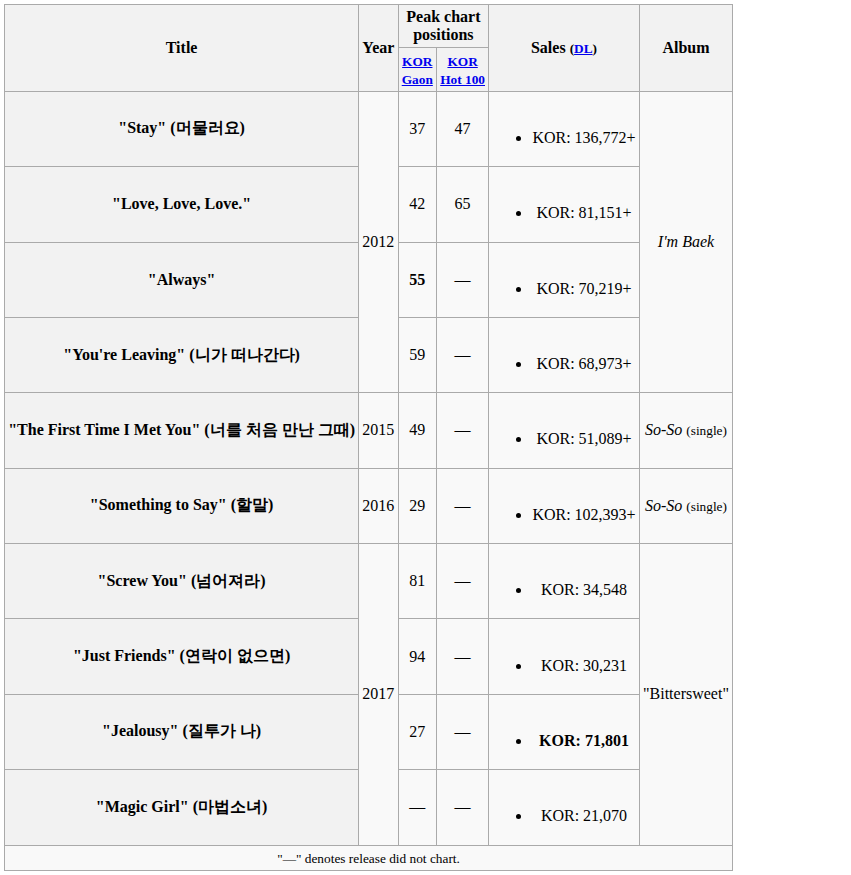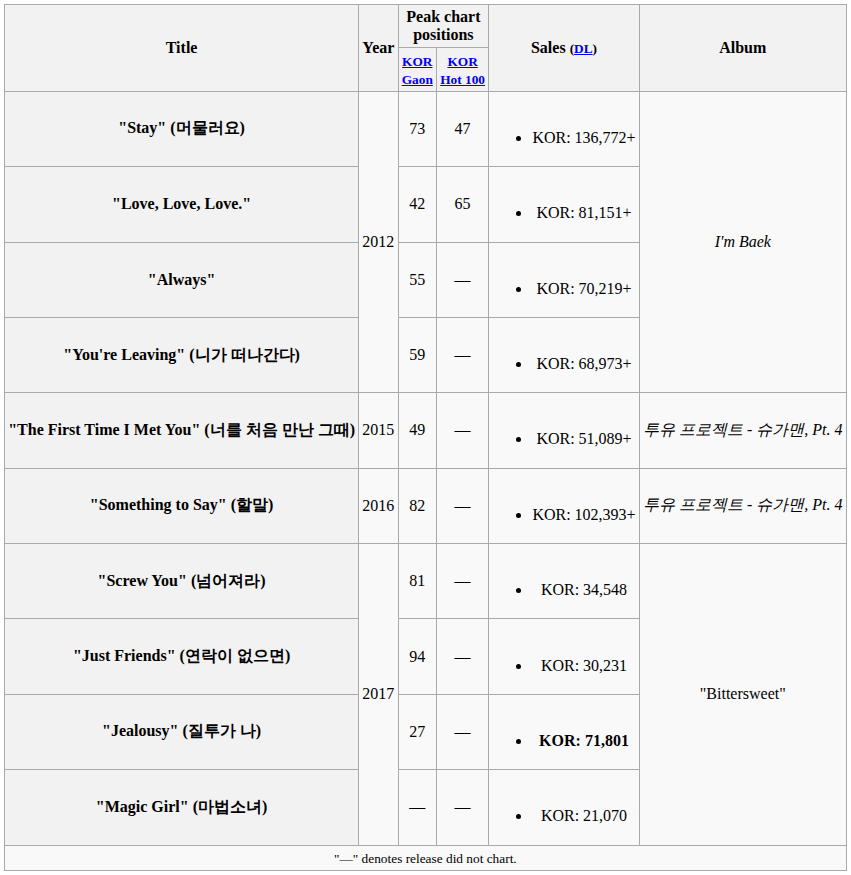(417, 128) 37 -> (417, 128) 73
(417, 279) bold -> (417, 279) normal
(686, 430) So-So (single) -> (743, 429) 투유 프로젝트 - 슈가맨, Pt. 4
(417, 505) 29 -> (417, 505) 82
(686, 505) So-So (single) -> (743, 505) 투유 프로젝트 - 슈가맨, Pt. 4
